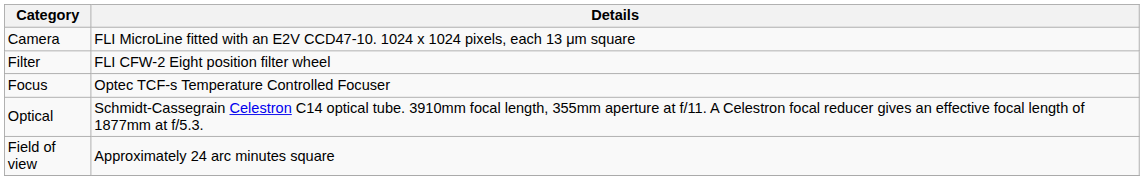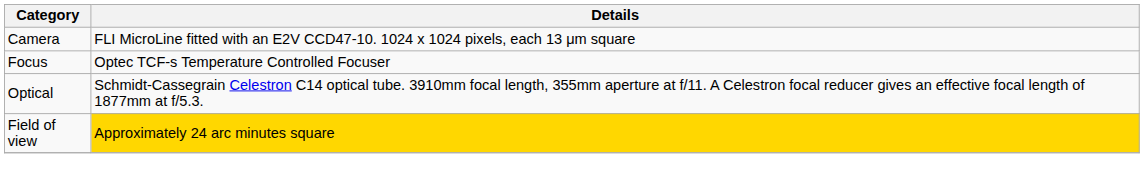- row: (24, 62)
(215, 156) no background -> (215, 132) gold background
